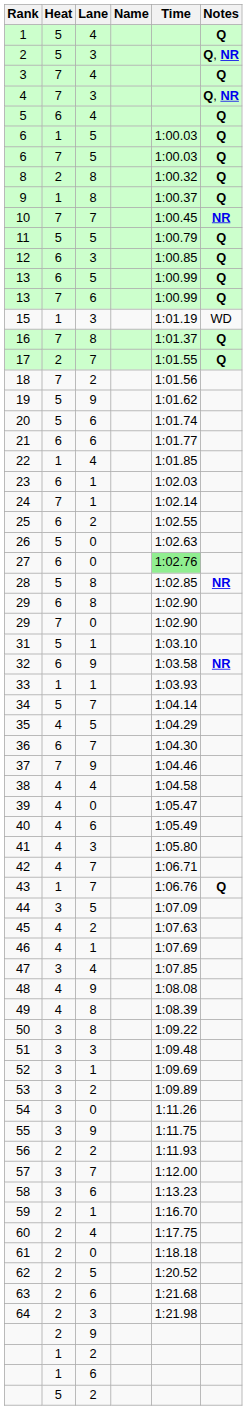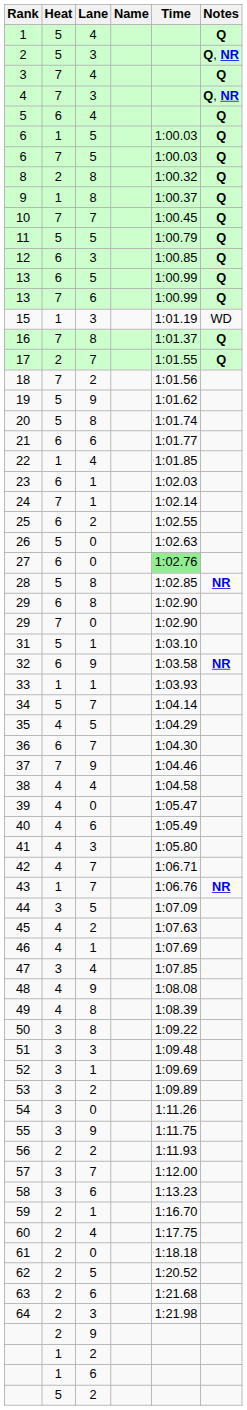(221, 217) NR -> (221, 217) Q
(93, 420) 6 -> (93, 420) 8
(221, 887) Q -> (221, 887) NR
